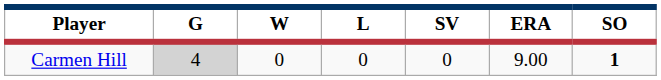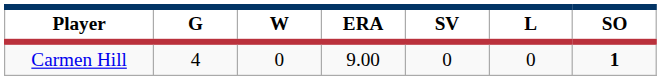columns swapped: (363, 24) <-> (531, 24)
(195, 59) lightgrey background -> (195, 59) no background
